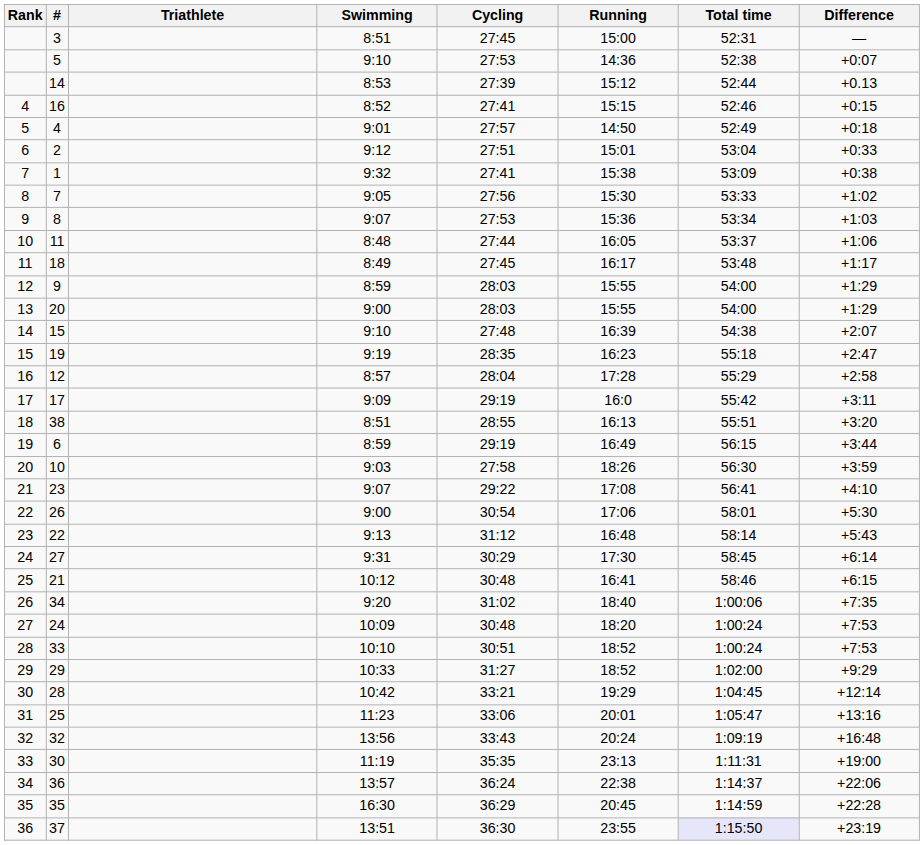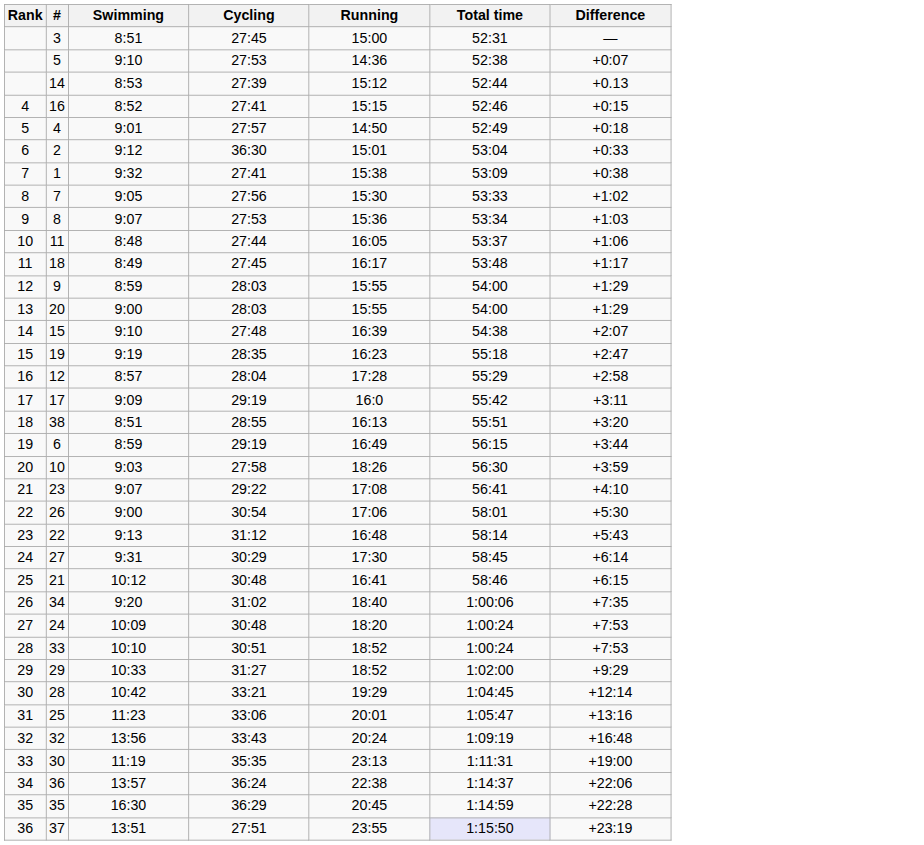- column: (193, 15)
(498, 151) 27:51 -> (249, 151) 36:30
(498, 828) 36:30 -> (249, 828) 27:51
